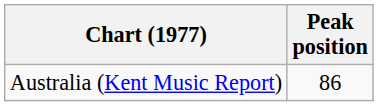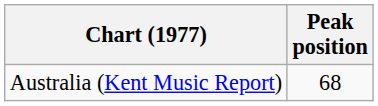(330, 82) 86 -> (330, 82) 68
